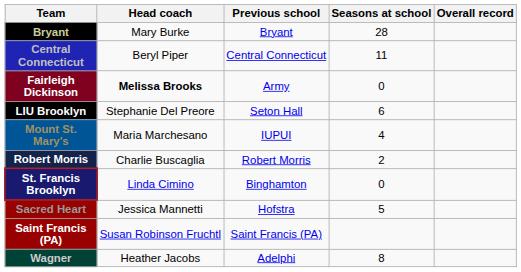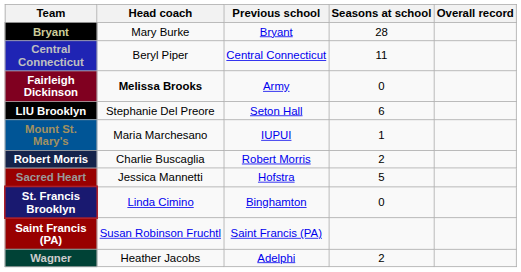(381, 135) 4 -> (381, 135) 1
rows swapped: (51, 210) <-> (51, 185)
(381, 258) 8 -> (381, 258) 2
